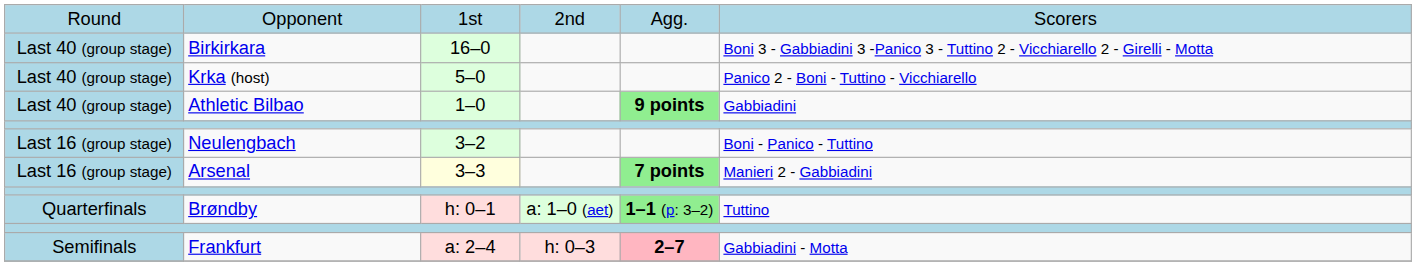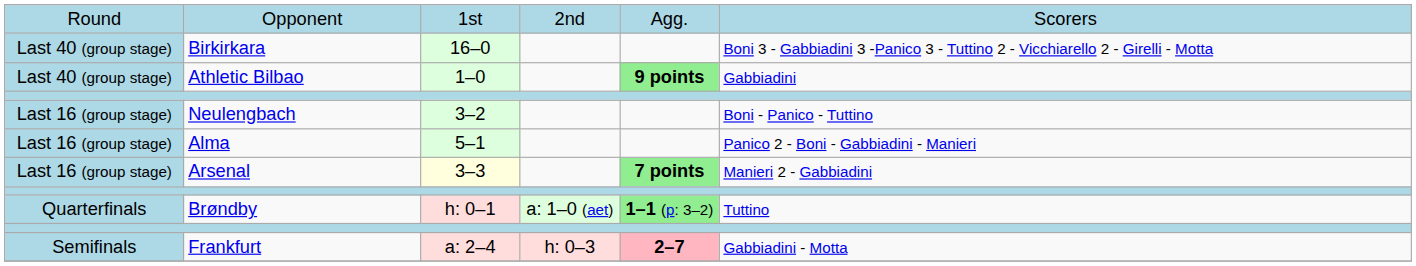- row: (229, 76)
+ row: (209, 143)
